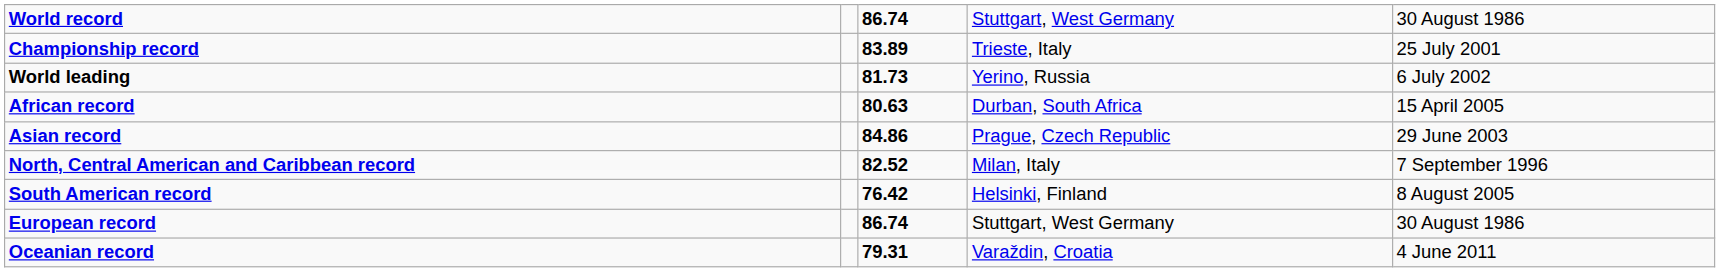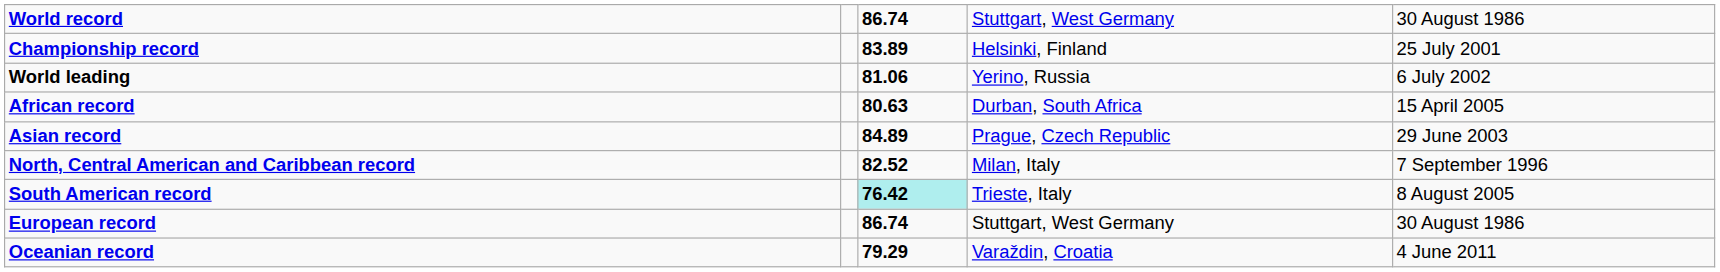(1022, 48) Trieste, Italy -> (1039, 48) Helsinki, Finland
(885, 77) 81.73 -> (885, 77) 81.06
(885, 135) 84.86 -> (885, 135) 84.89
(885, 194) no background -> (885, 194) paleturquoise background
(1039, 194) Helsinki, Finland -> (1022, 194) Trieste, Italy
(885, 252) 79.31 -> (885, 252) 79.29
